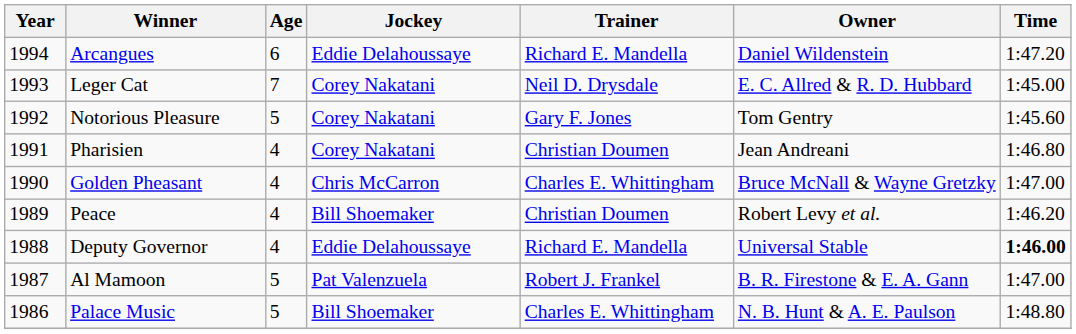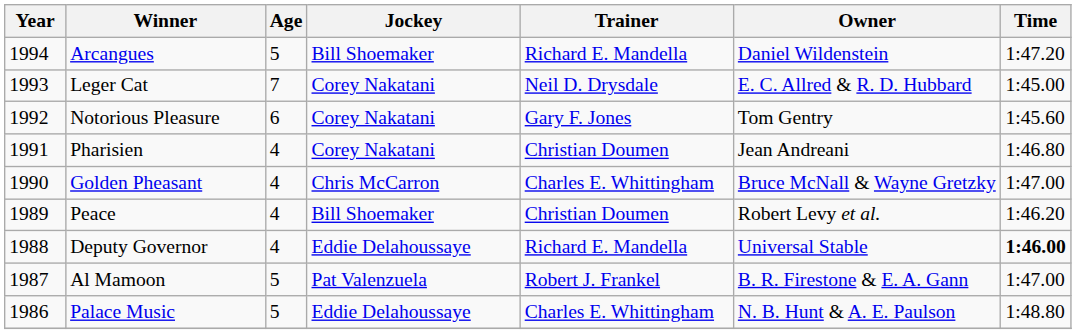(275, 53) 6 -> (275, 53) 5
(391, 53) Eddie Delahoussaye -> (373, 53) Bill Shoemaker
(275, 117) 5 -> (275, 117) 6
(373, 311) Bill Shoemaker -> (391, 311) Eddie Delahoussaye
